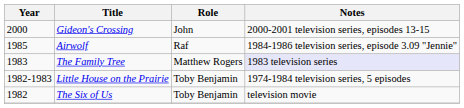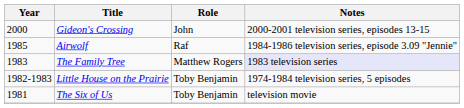(17, 95) 1982 -> (17, 95) 1981
